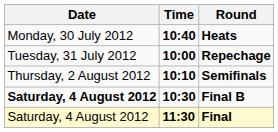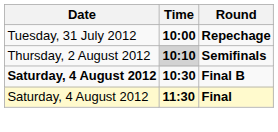- row: (219, 35)
(179, 76) no background -> (179, 55) lightgrey background
